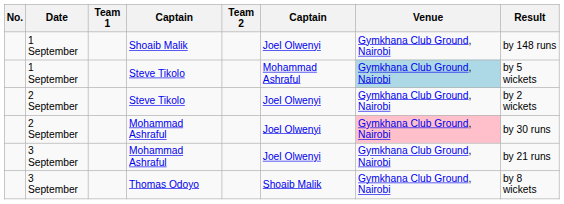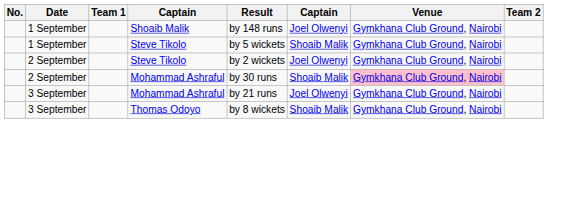columns swapped: (241, 18) <-> (530, 18)
(290, 73) Mohammad Ashraful -> (319, 45) Shoaib Malik
(415, 73) lightblue background -> (427, 45) no background
(292, 129) Joel Olwenyi -> (319, 77) Shoaib Malik
